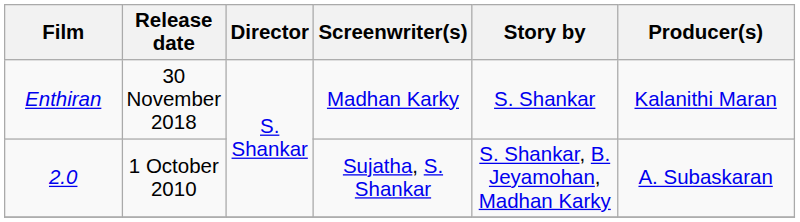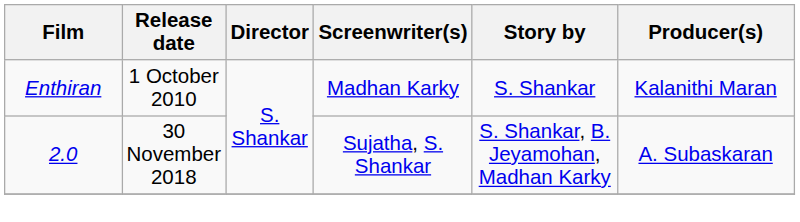(174, 99) 30 November 2018 -> (174, 87) 1 October 2010
(174, 177) 1 October 2010 -> (174, 154) 30 November 2018
